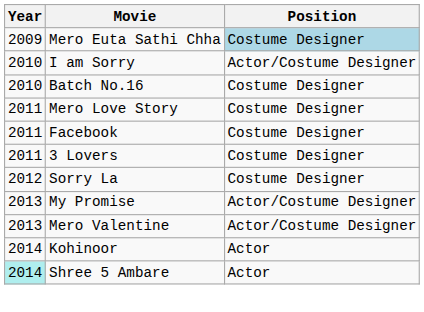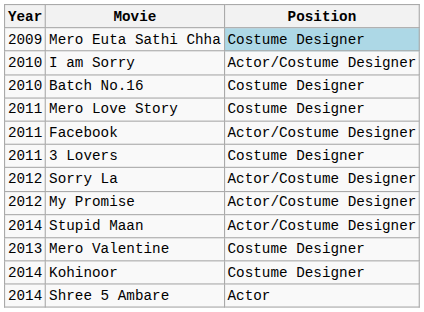(296, 133) Costume Designer -> (322, 133) Actor/Costume Designer
(296, 179) Costume Designer -> (322, 179) Actor/Costume Designer
(25, 203) 2013 -> (25, 203) 2012
+ row: (96, 226)
(322, 226) Actor/Costume Designer -> (296, 249) Costume Designer
(249, 249) Actor -> (296, 273) Costume Designer
(25, 273) paleturquoise background -> (25, 296) no background
